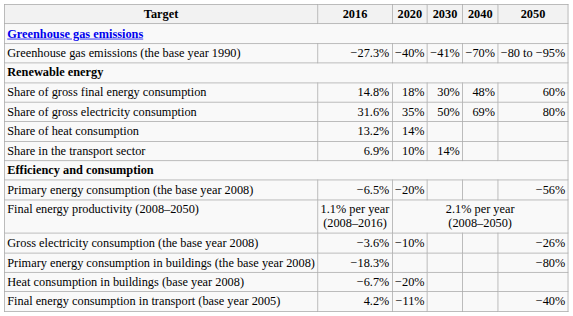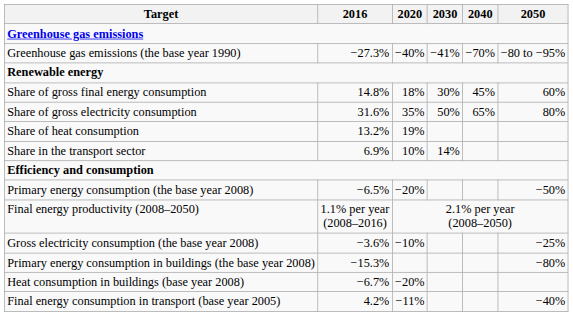(484, 92) 48% -> (484, 92) 45%
(484, 111) 69% -> (484, 111) 65%
(413, 131) 14% -> (413, 131) 19%
(550, 190) −56% -> (550, 190) −50%
(550, 243) −26% -> (550, 243) −25%
(370, 262) −18.3% -> (370, 262) −15.3%
